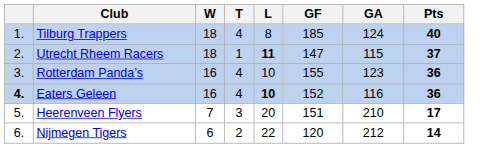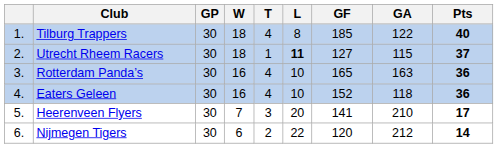+ column: (210, 14)
(373, 34) 124 -> (402, 34) 122
(313, 53) 147 -> (342, 53) 127
(313, 73) 155 -> (342, 73) 165
(373, 73) 123 -> (402, 73) 163
(19, 93) bold -> (19, 93) normal
(268, 93) bold -> (297, 93) normal
(373, 93) 116 -> (402, 93) 118
(313, 113) 151 -> (342, 113) 141
